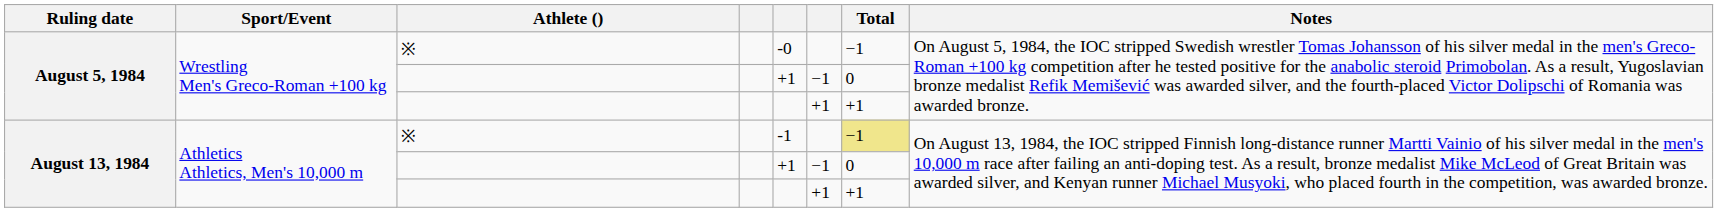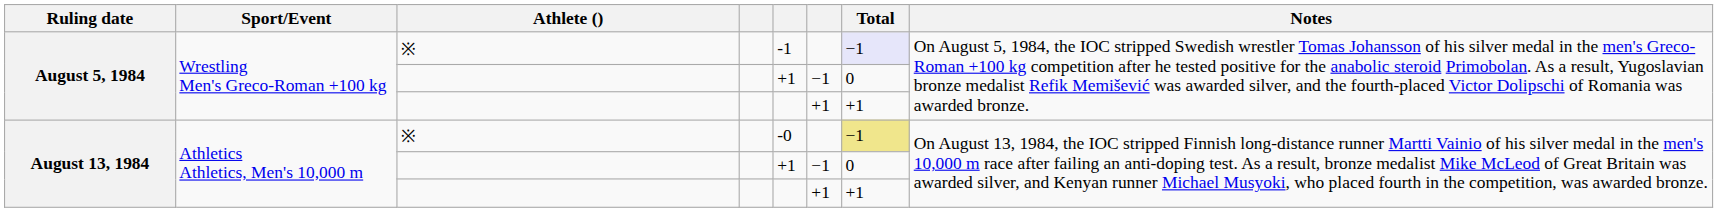(784, 48) -0 -> (784, 48) -1
(855, 48) no background -> (855, 48) lavender background
(784, 135) -1 -> (784, 135) -0
